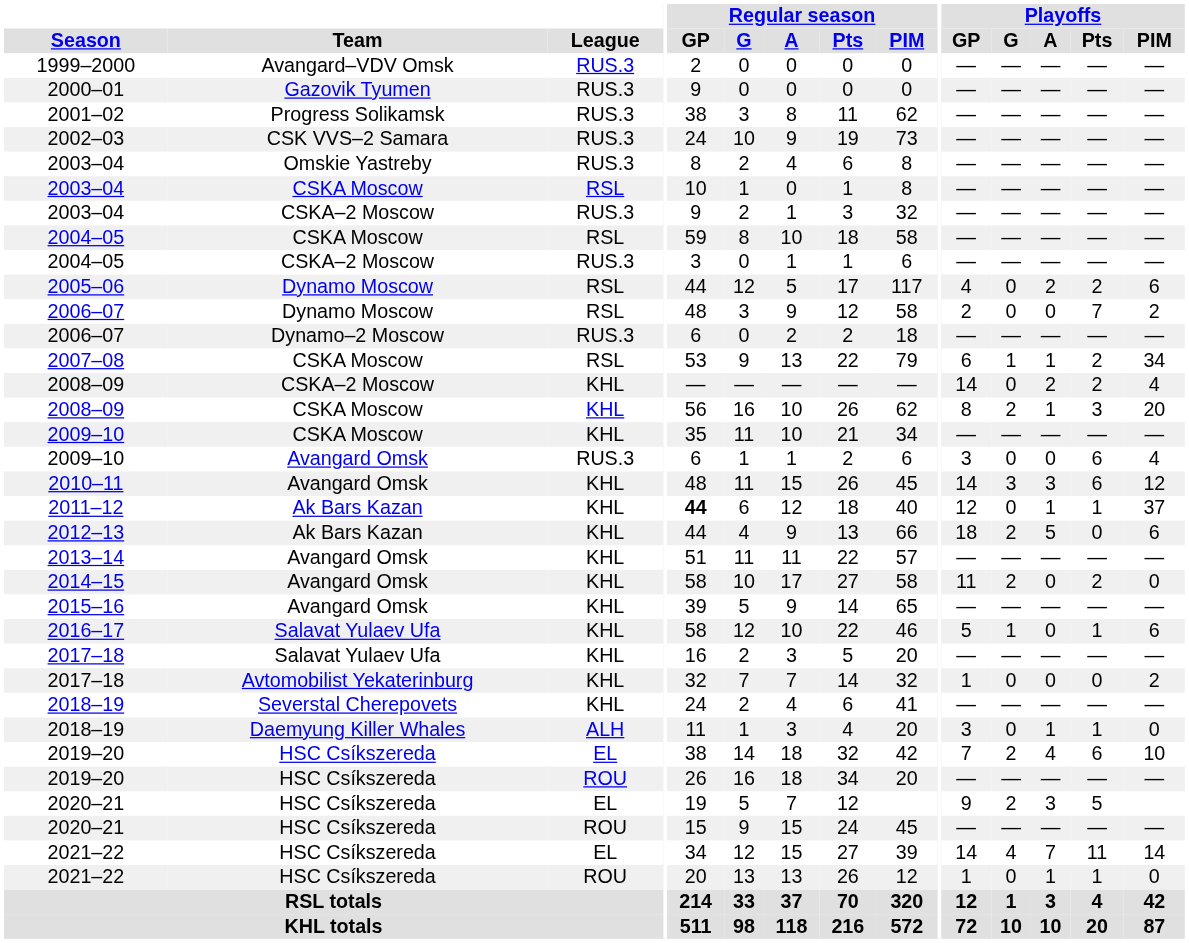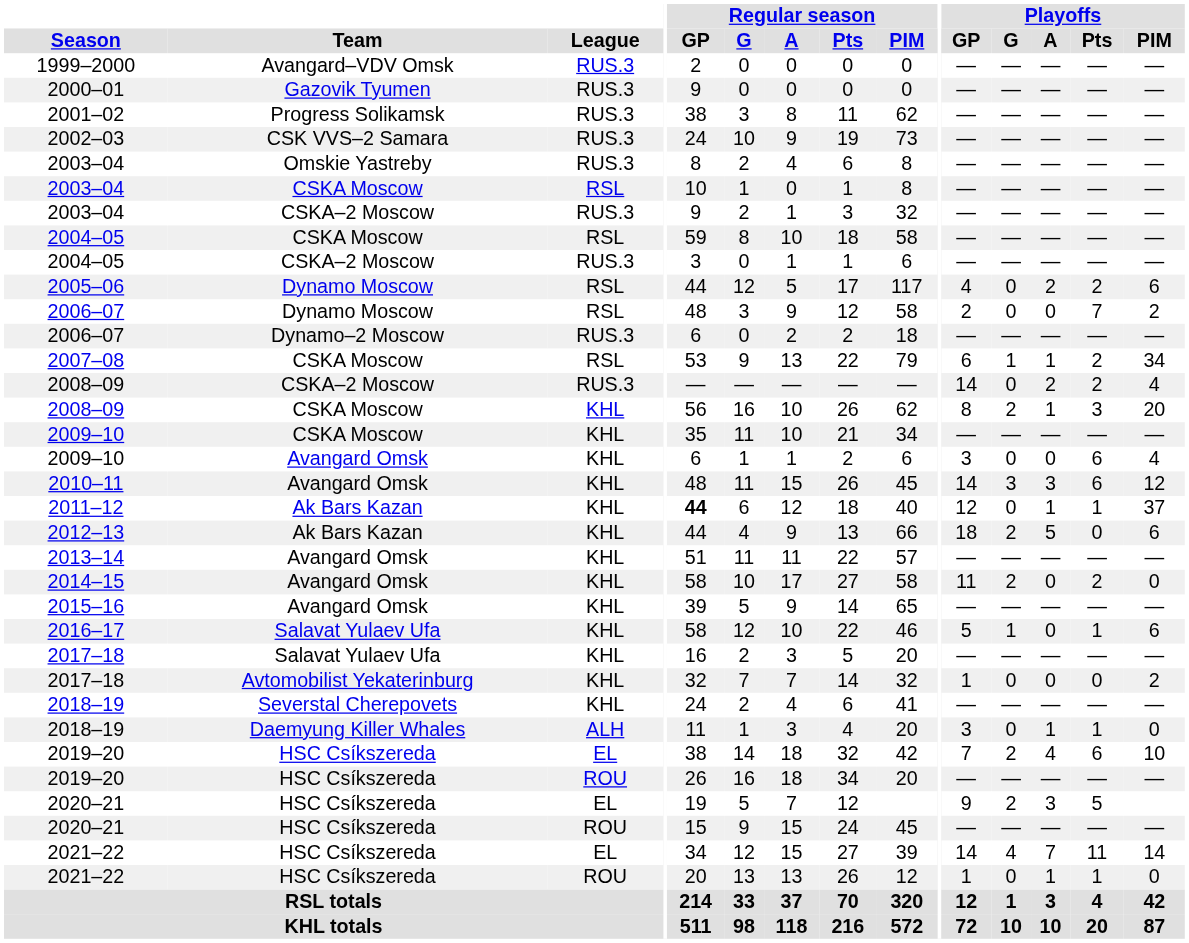(605, 385) KHL -> (605, 385) RUS.3
(605, 458) RUS.3 -> (605, 458) KHL
